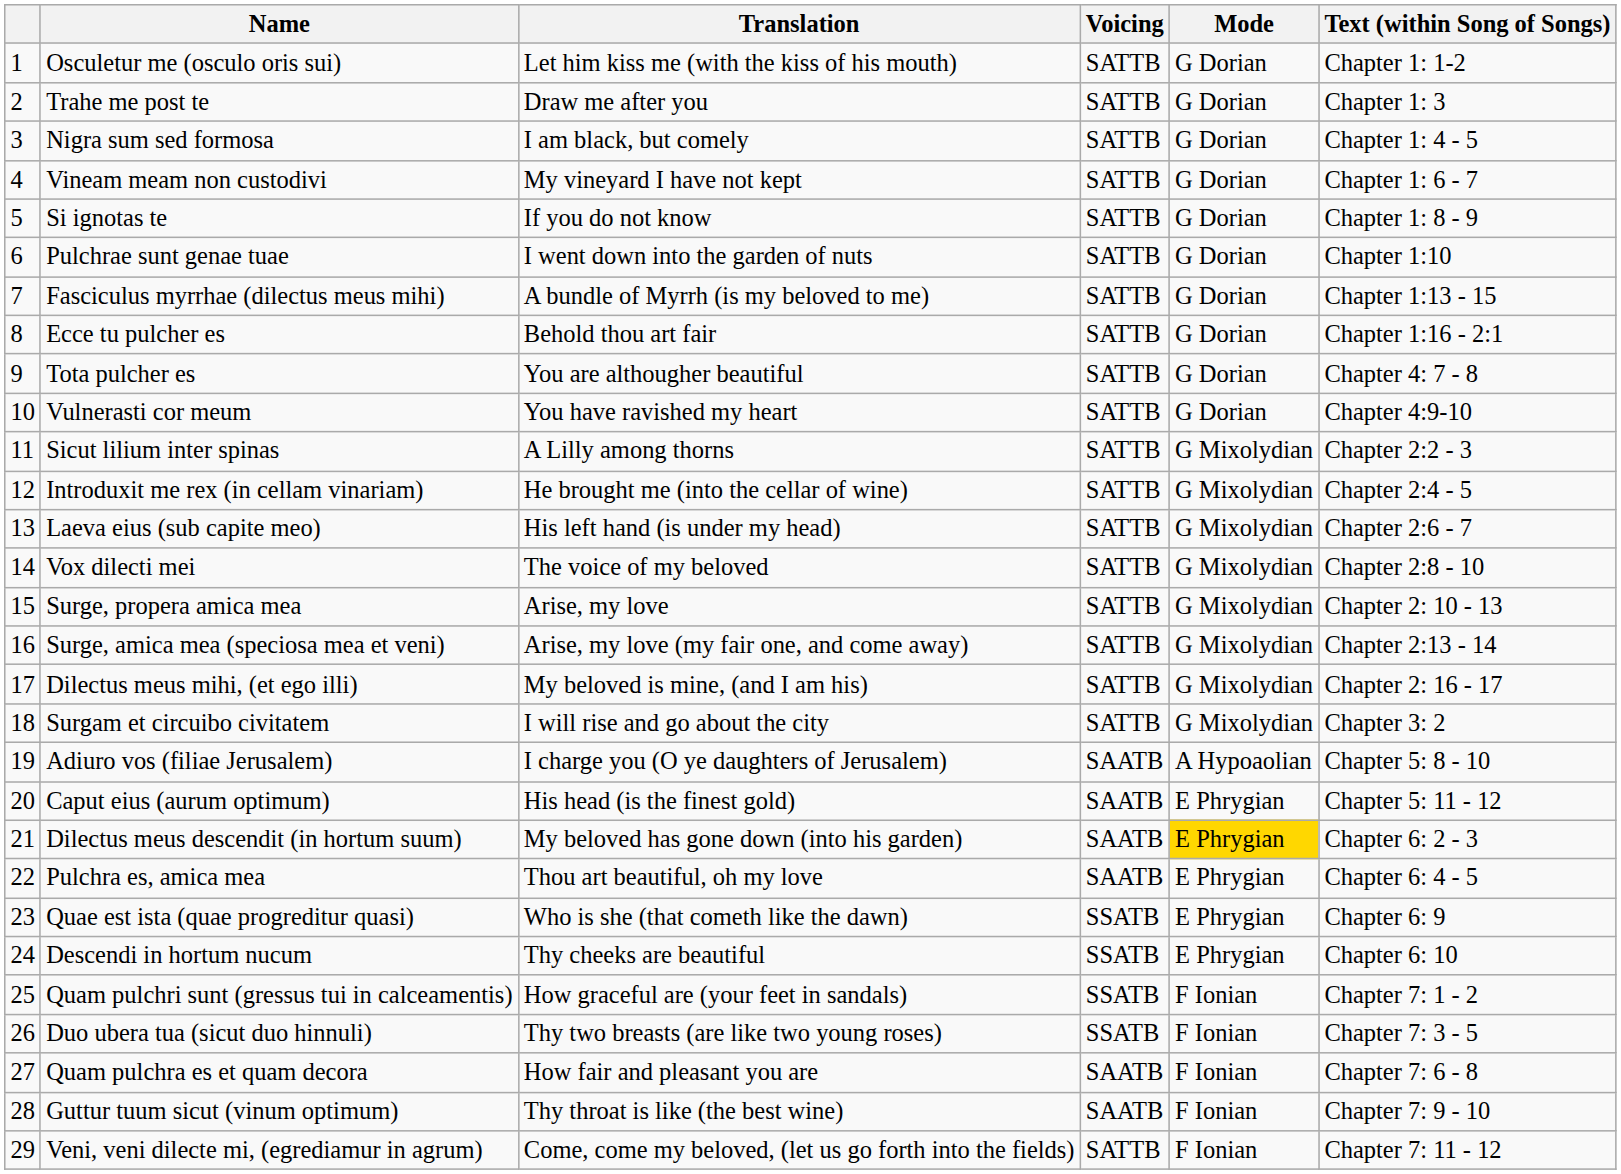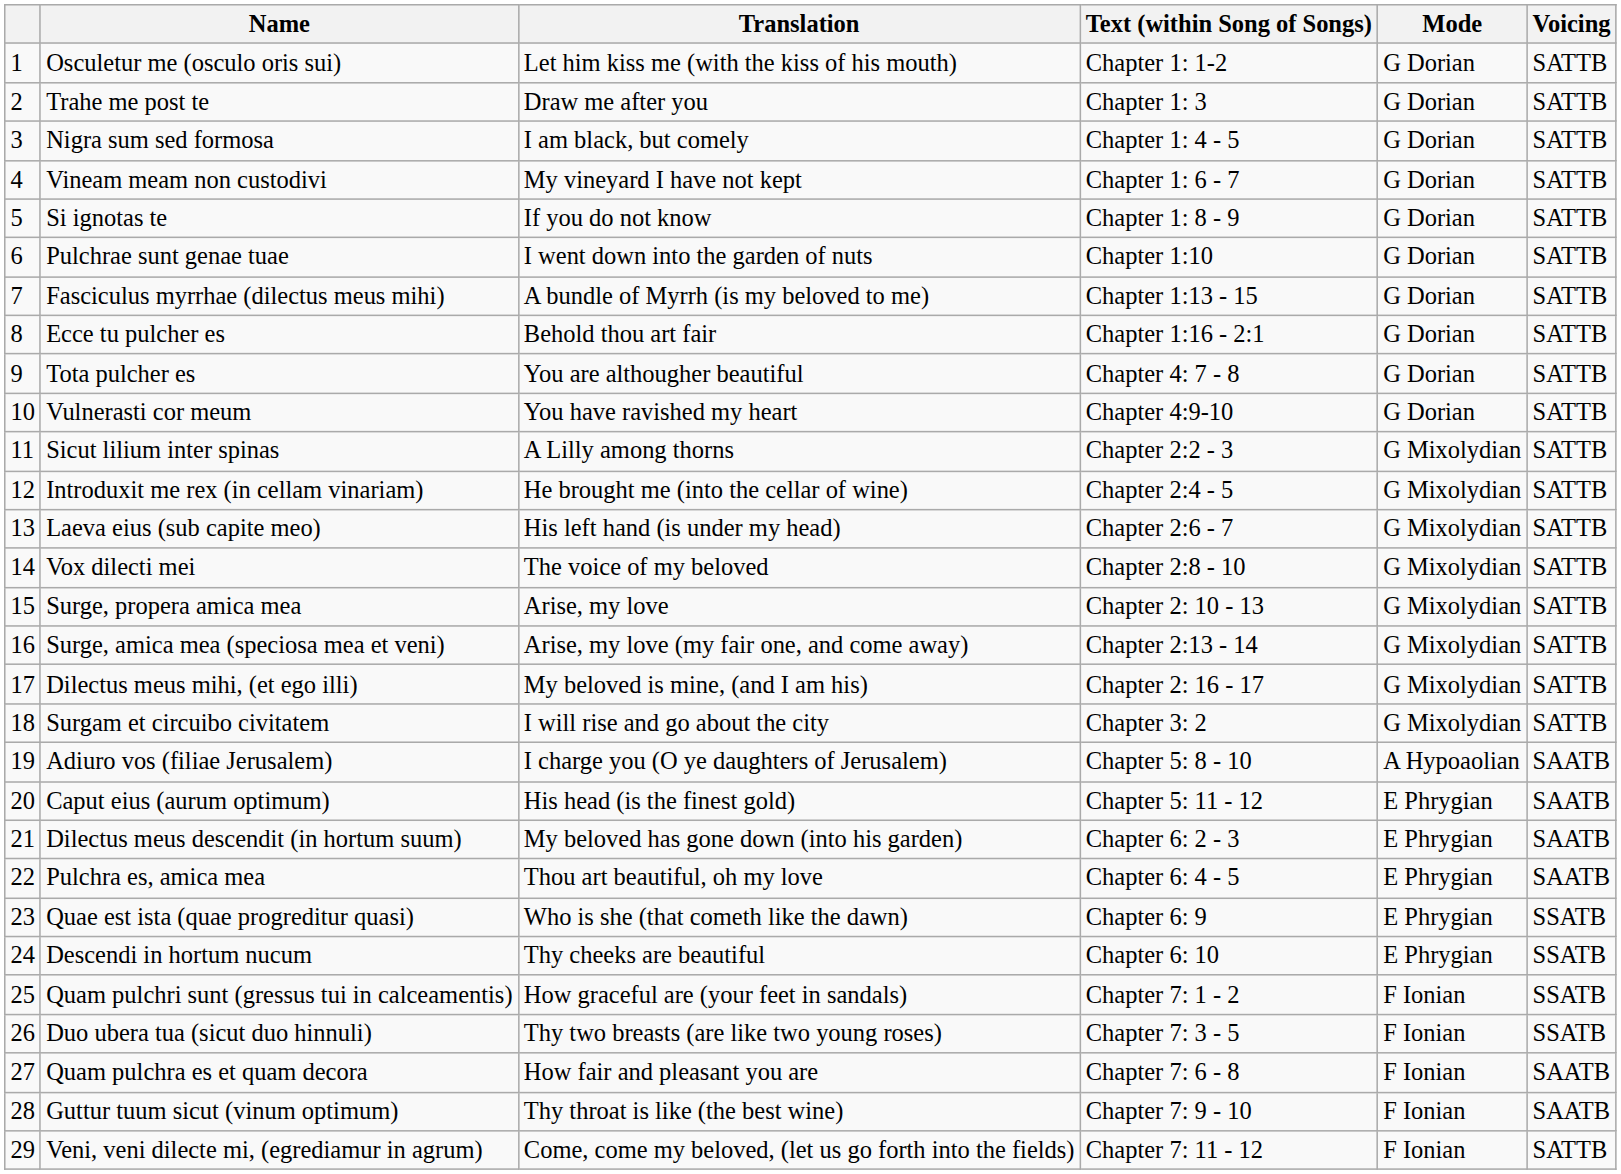columns swapped: (1467, 23) <-> (1125, 23)
(1230, 839) gold background -> (1438, 839) no background
